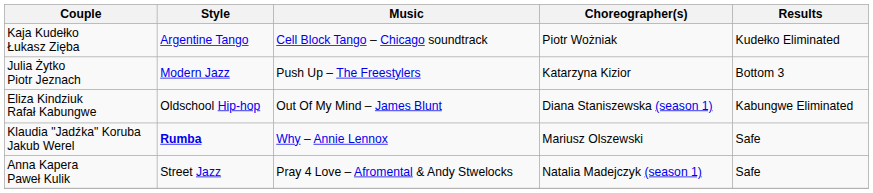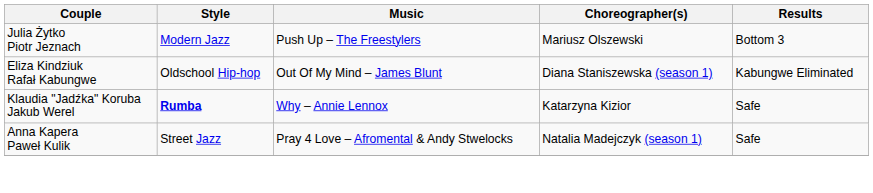- row: (43, 40)
(587, 73) Katarzyna Kizior -> (593, 40) Mariusz Olszewski
(593, 139) Mariusz Olszewski -> (587, 106) Katarzyna Kizior
